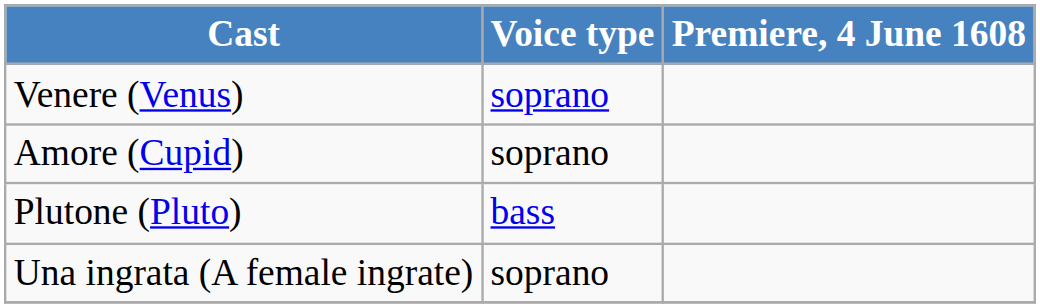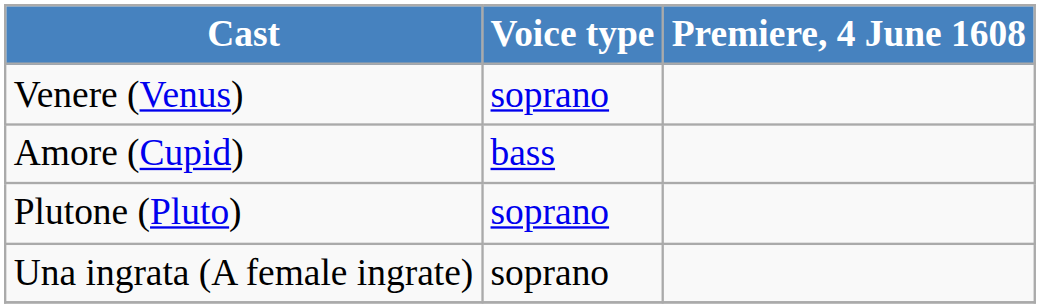(550, 152) soprano -> (523, 152) bass
(523, 212) bass -> (550, 212) soprano
